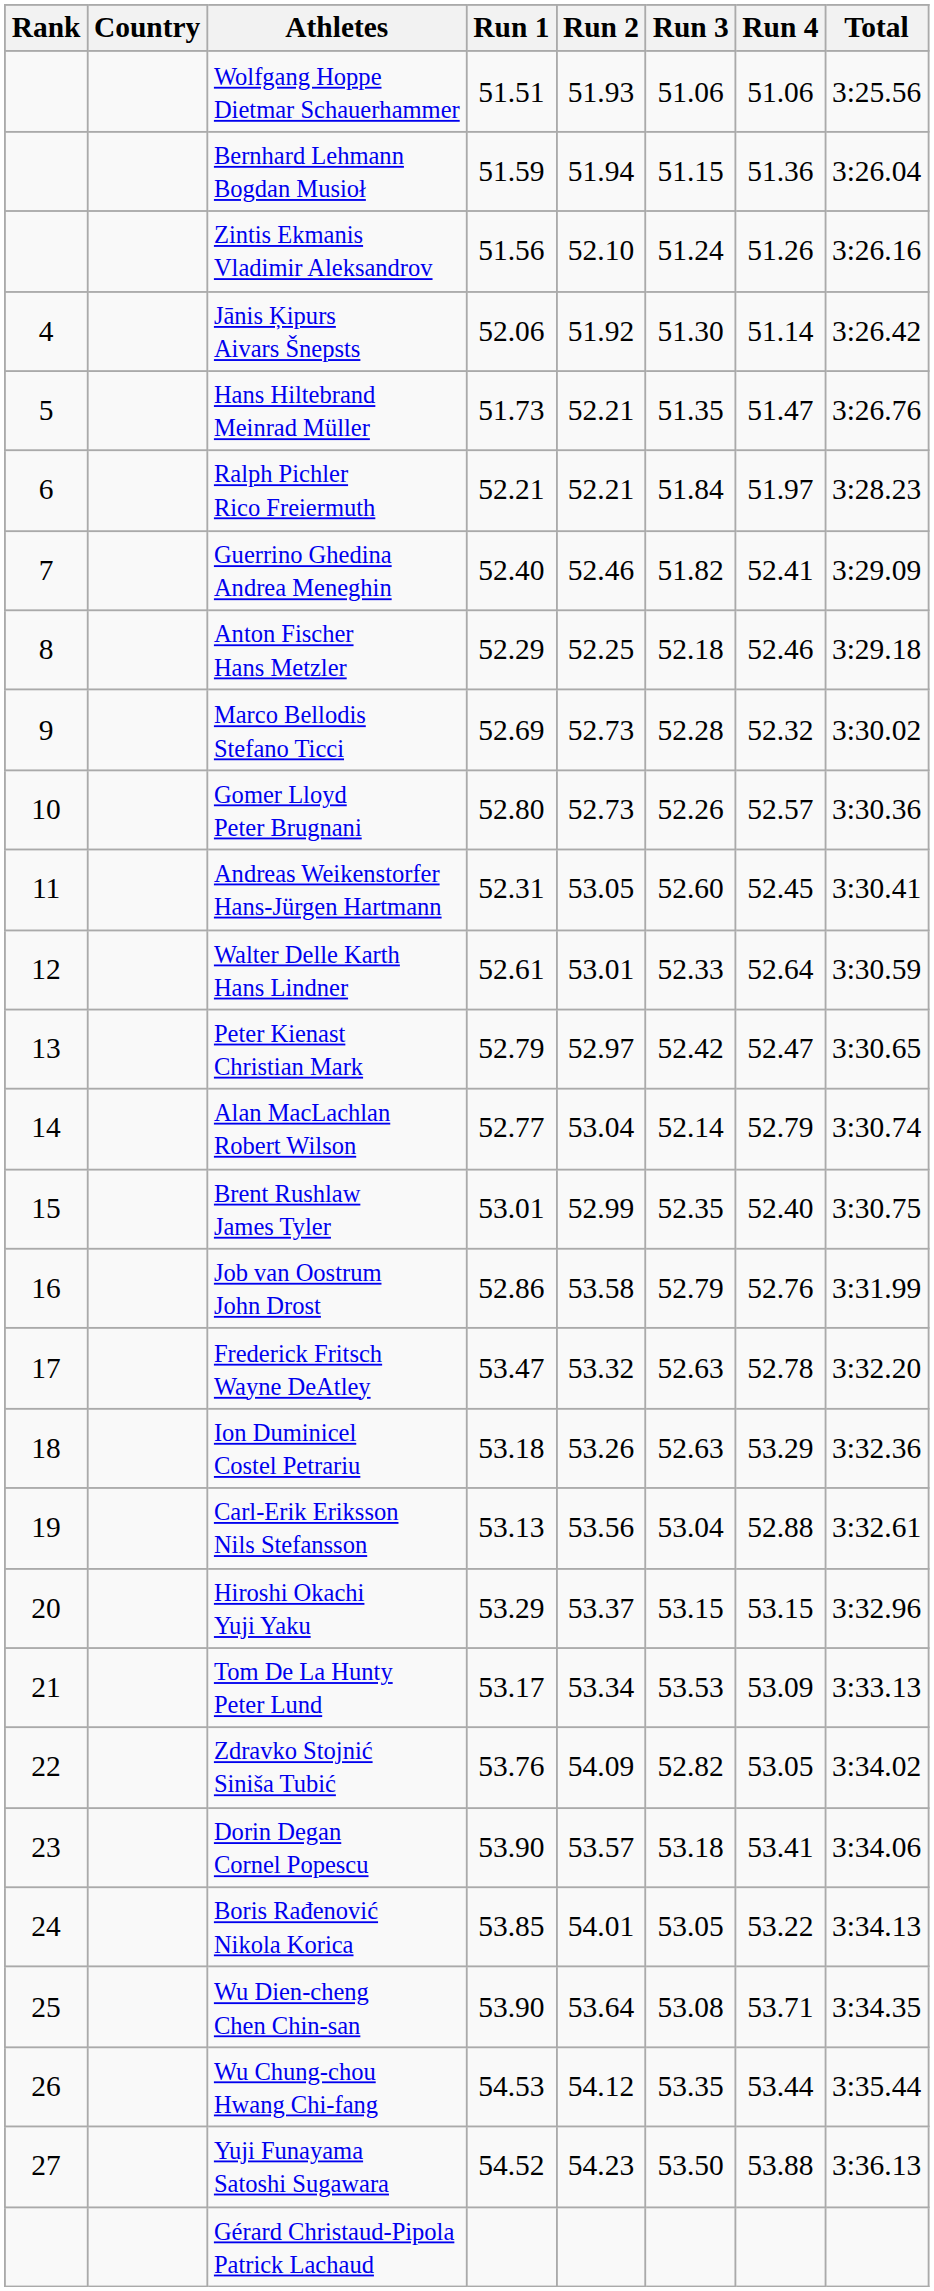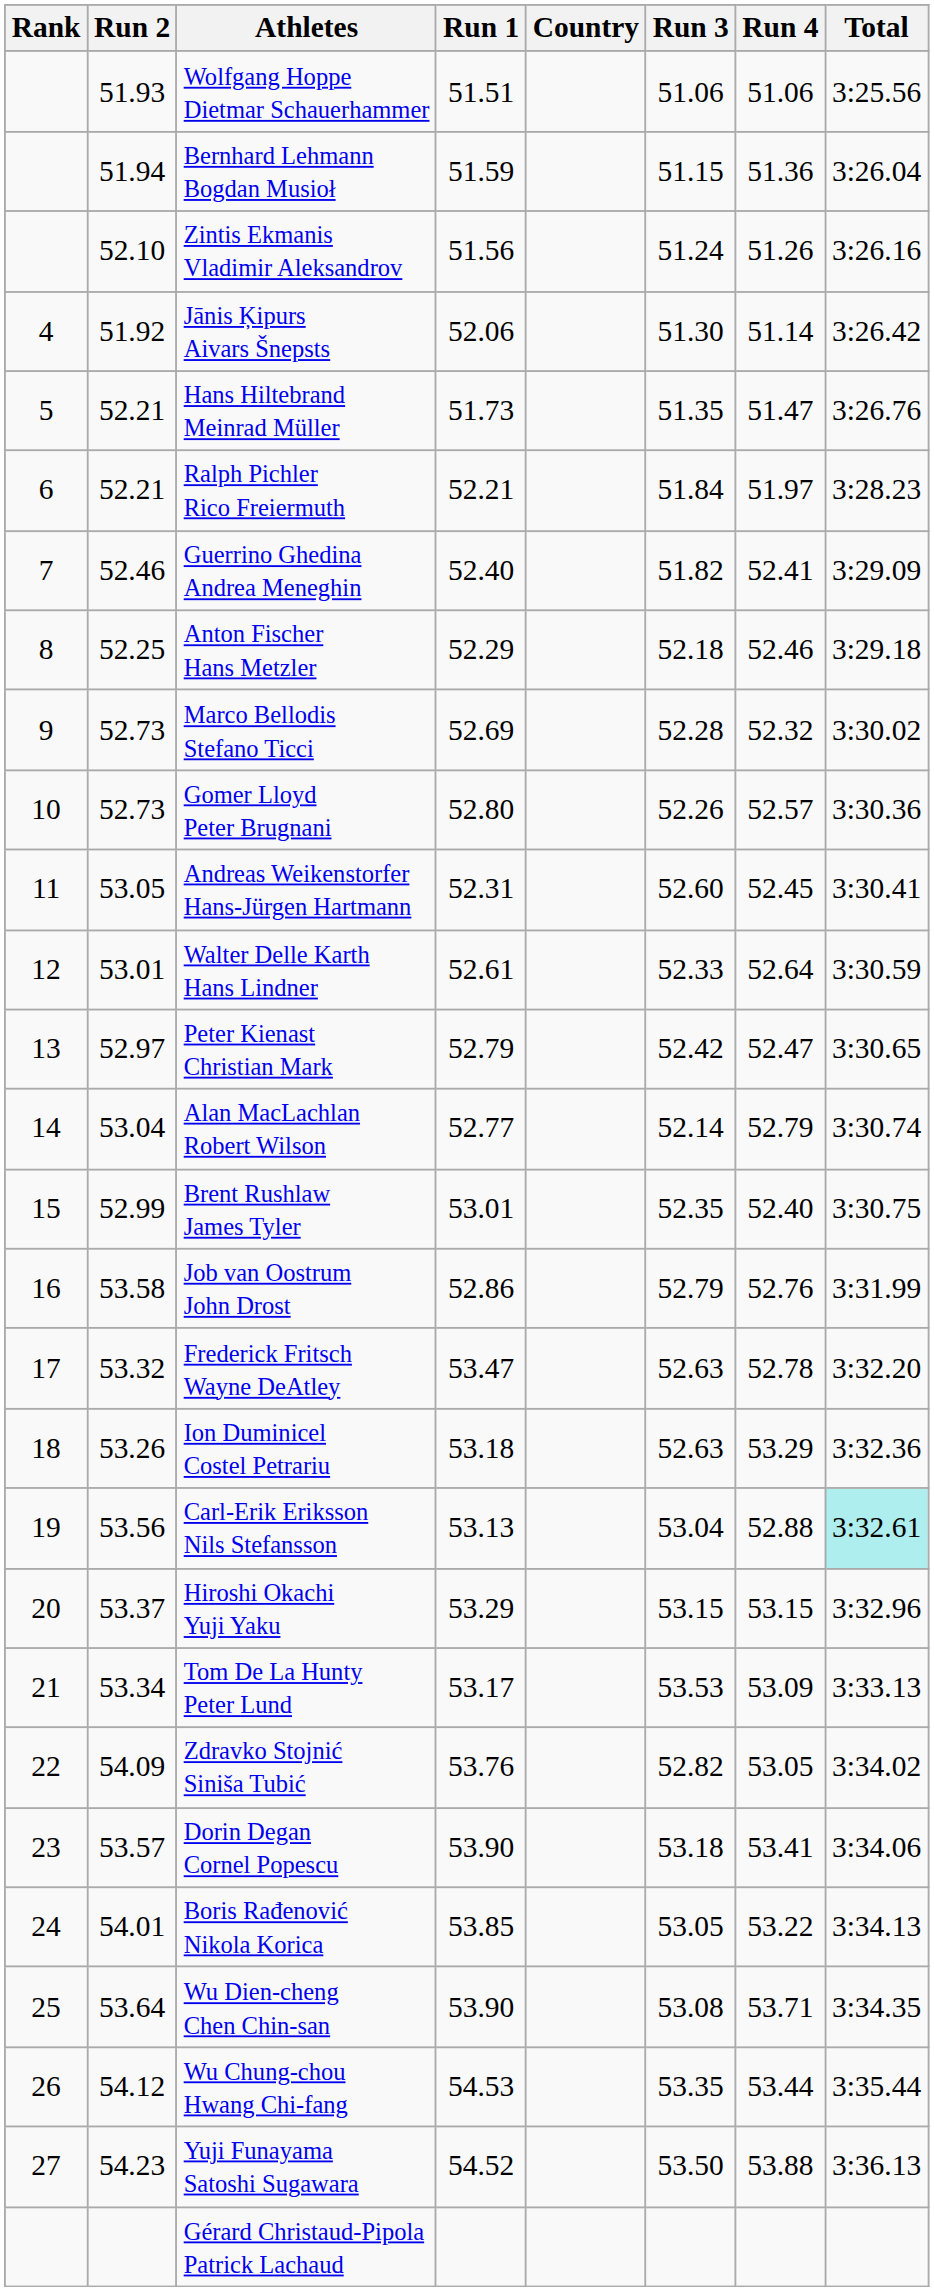columns swapped: (147, 27) <-> (601, 27)
(877, 1527) no background -> (877, 1527) paleturquoise background
